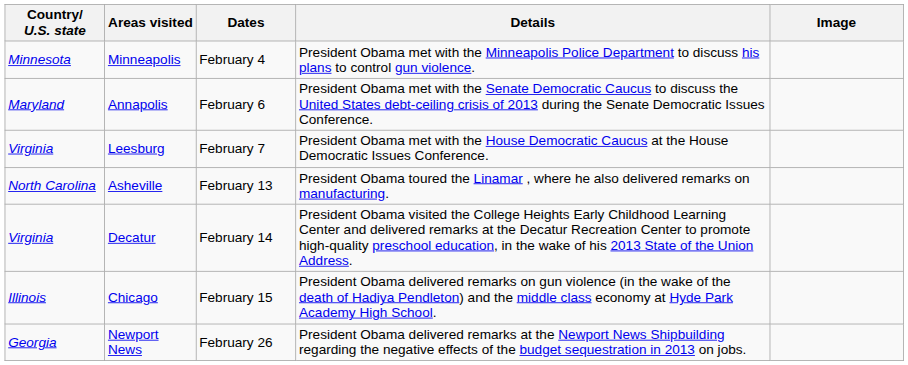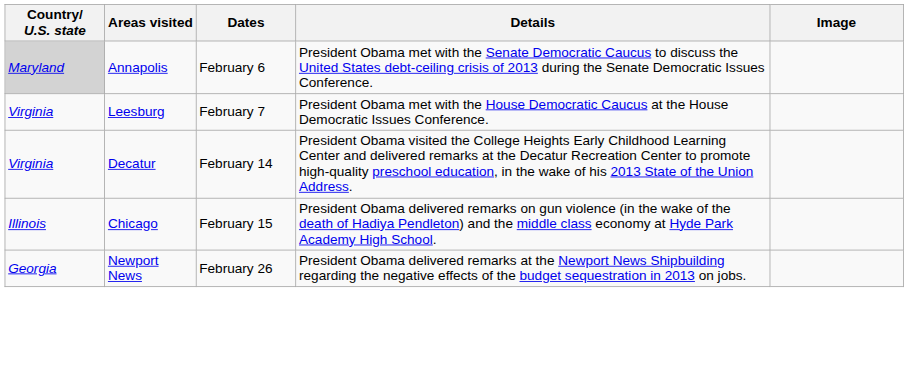- row: (144, 59)
(36, 104) no background -> (36, 67) lightgrey background
- row: (135, 185)
